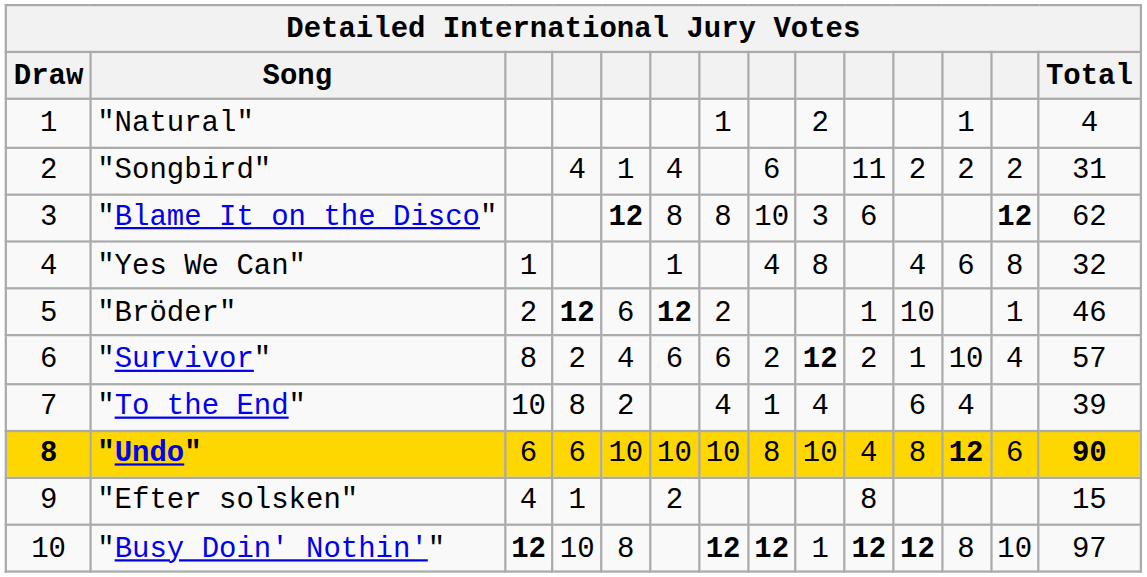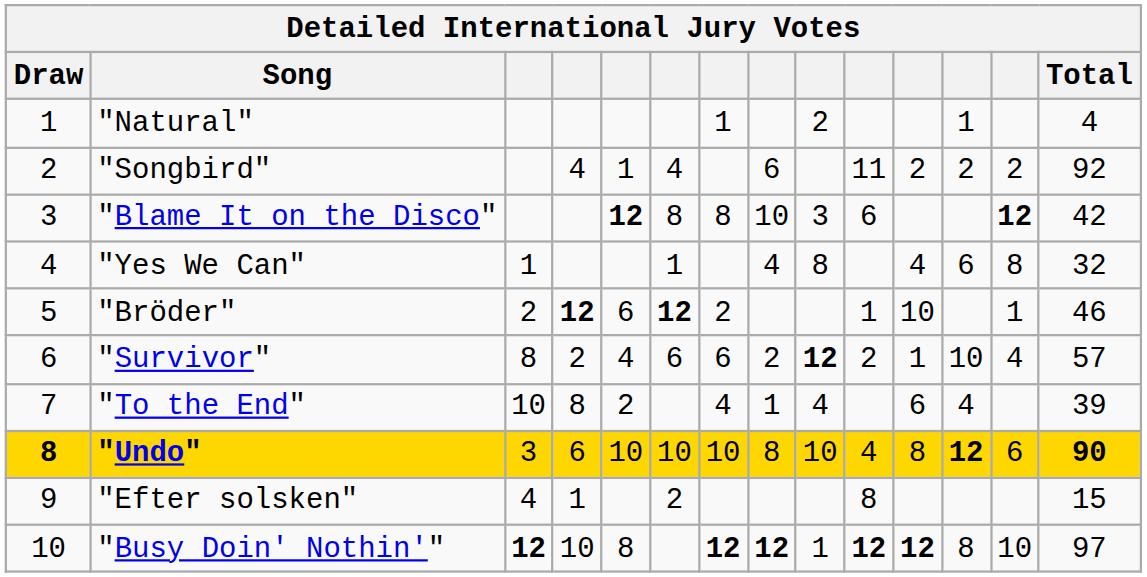(1089, 170) 31 -> (1089, 170) 92
(1089, 218) 62 -> (1089, 218) 42
(529, 454) 6 -> (529, 454) 3
